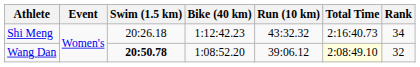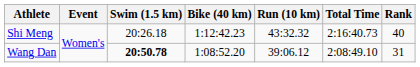(398, 33) 34 -> (398, 33) 40
(352, 52) lightyellow background -> (352, 52) no background
(398, 52) 32 -> (398, 52) 31
